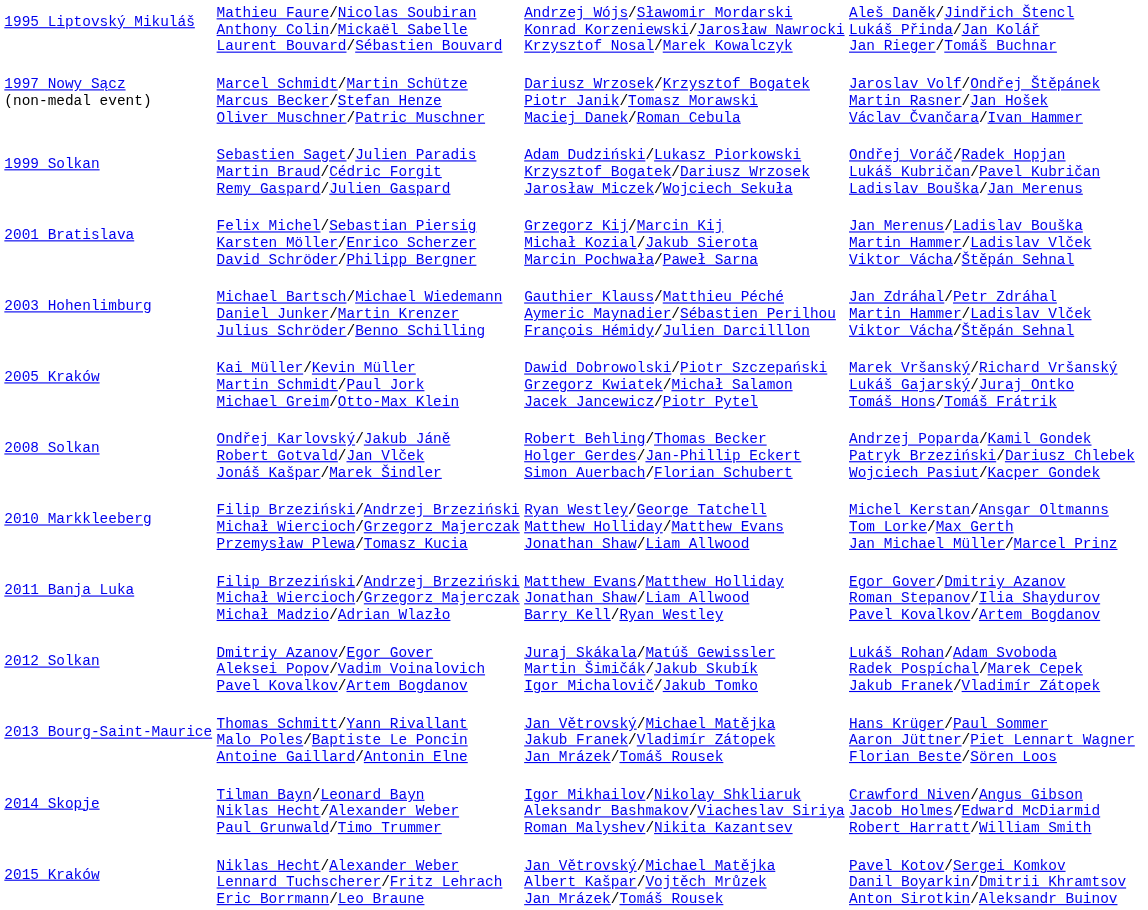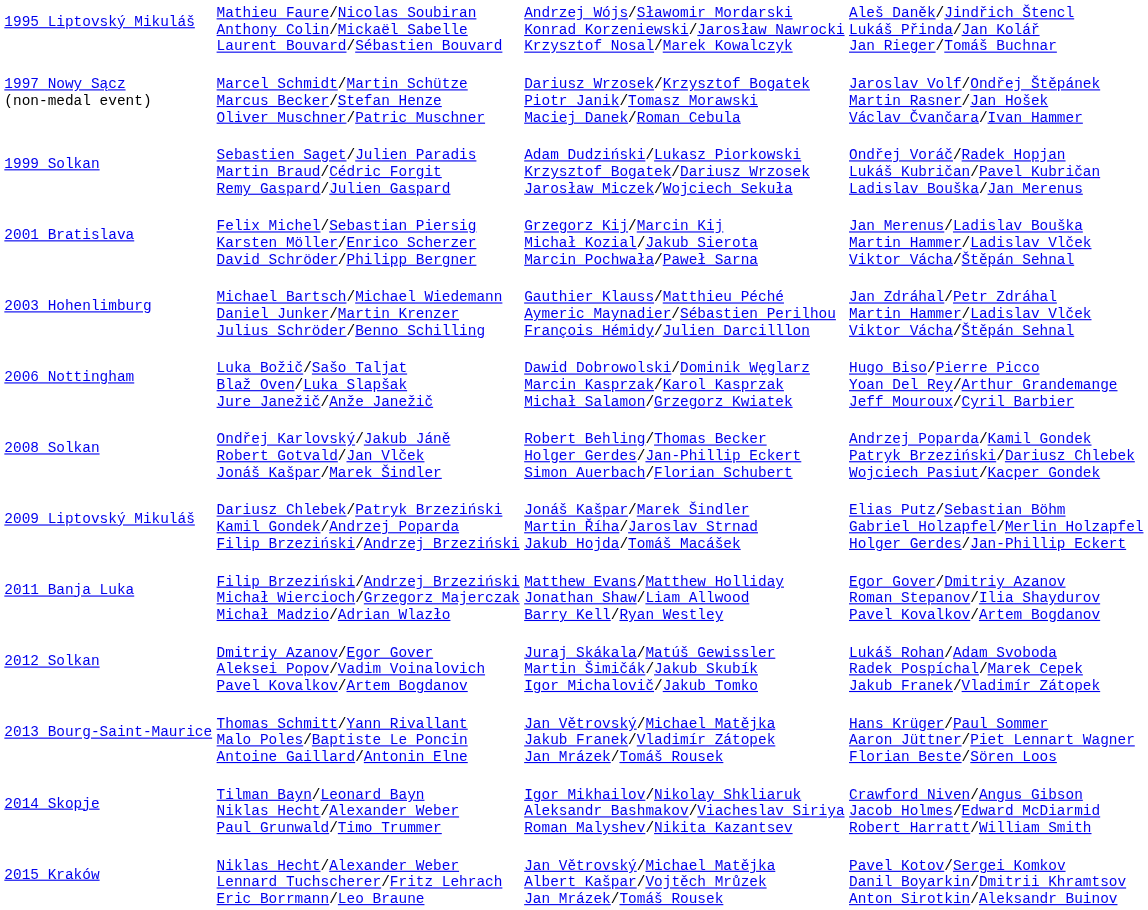- row: (52, 377)
+ row: (69, 377)
+ row: (100, 519)
- row: (78, 519)
